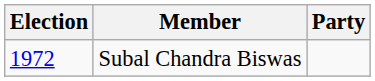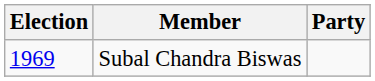(32, 57) 1972 -> (32, 57) 1969
